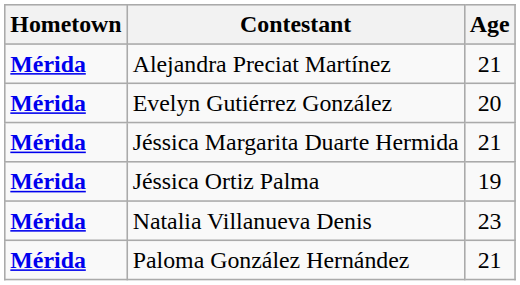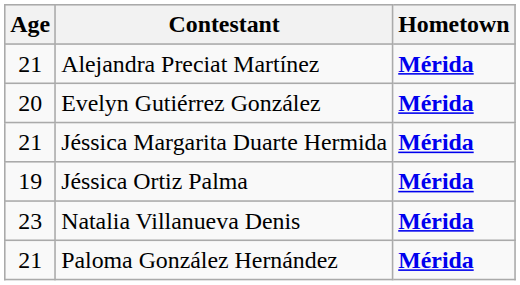columns swapped: (66, 24) <-> (490, 24)
